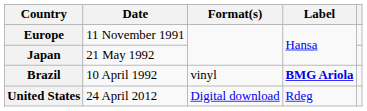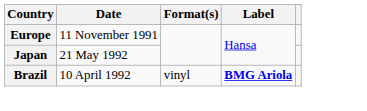- row: (44, 95)
